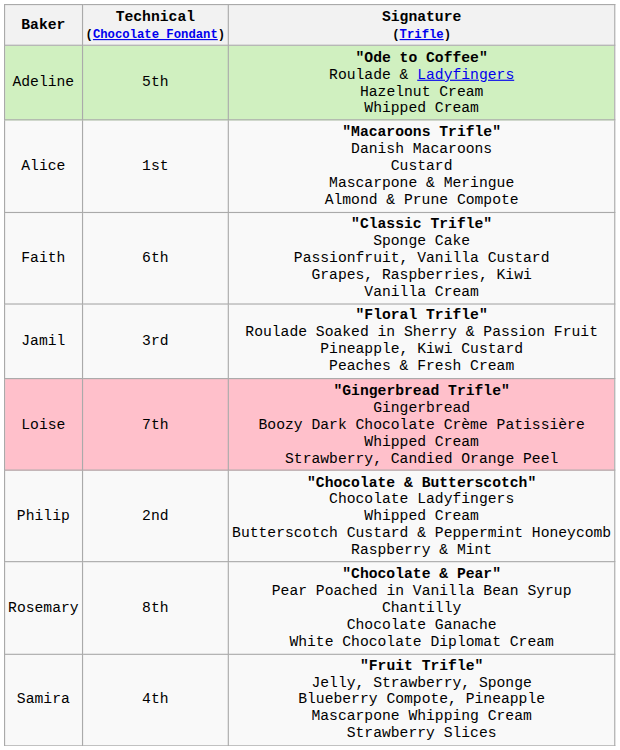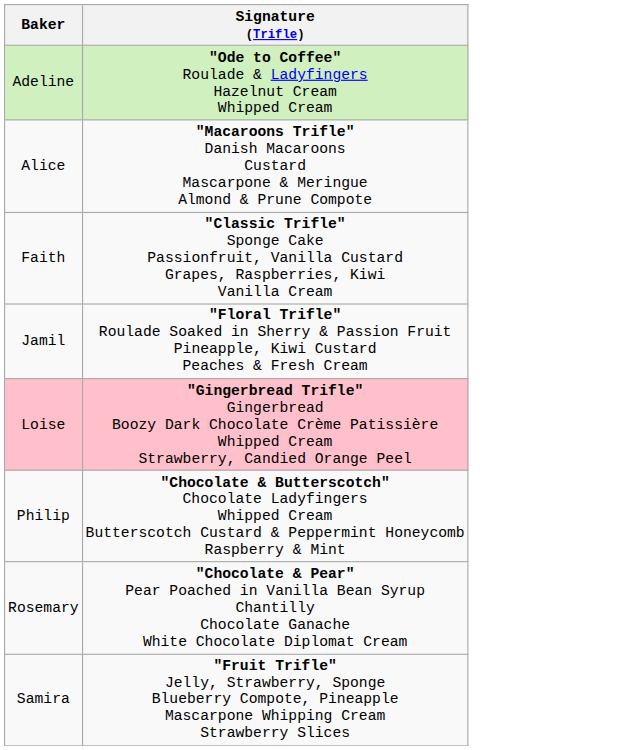- column: (155, 24)
